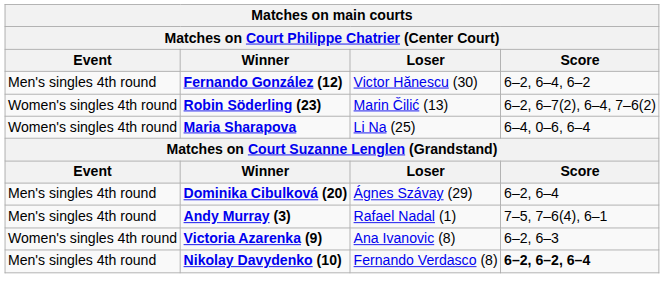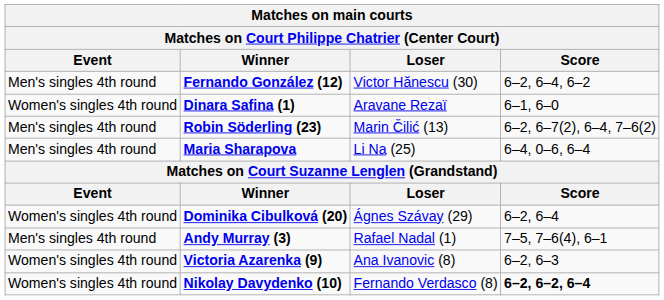+ row: (239, 104)
(93, 104) Women's singles 4th round -> (82, 127) Men's singles 4th round
(93, 127) Women's singles 4th round -> (82, 149) Men's singles 4th round
(82, 194) Men's singles 4th round -> (93, 216) Women's singles 4th round
(82, 261) Men's singles 4th round -> (93, 283) Women's singles 4th round
